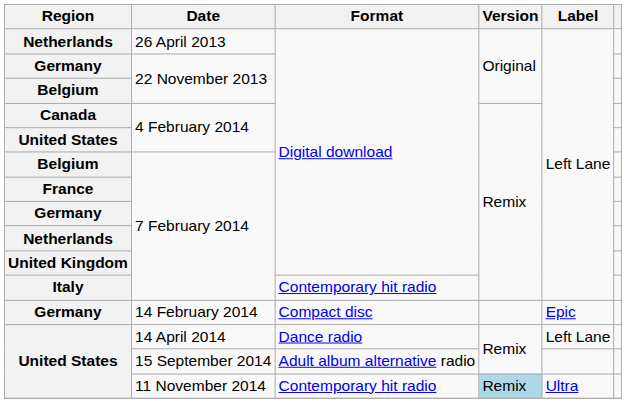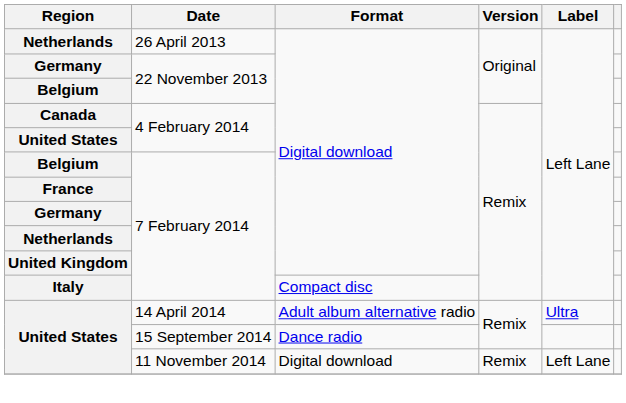(357, 287) Contemporary hit radio -> (326, 287) Compact disc
- row: (68, 312)
(320, 336) Dance radio -> (377, 312) Adult album alternative radio
(578, 336) Left Lane -> (562, 312) Ultra
(377, 361) Adult album alternative radio -> (320, 336) Dance radio
(357, 386) Contemporary hit radio -> (335, 361) Digital download
(504, 386) lightblue background -> (504, 361) no background
(562, 386) Ultra -> (578, 361) Left Lane
